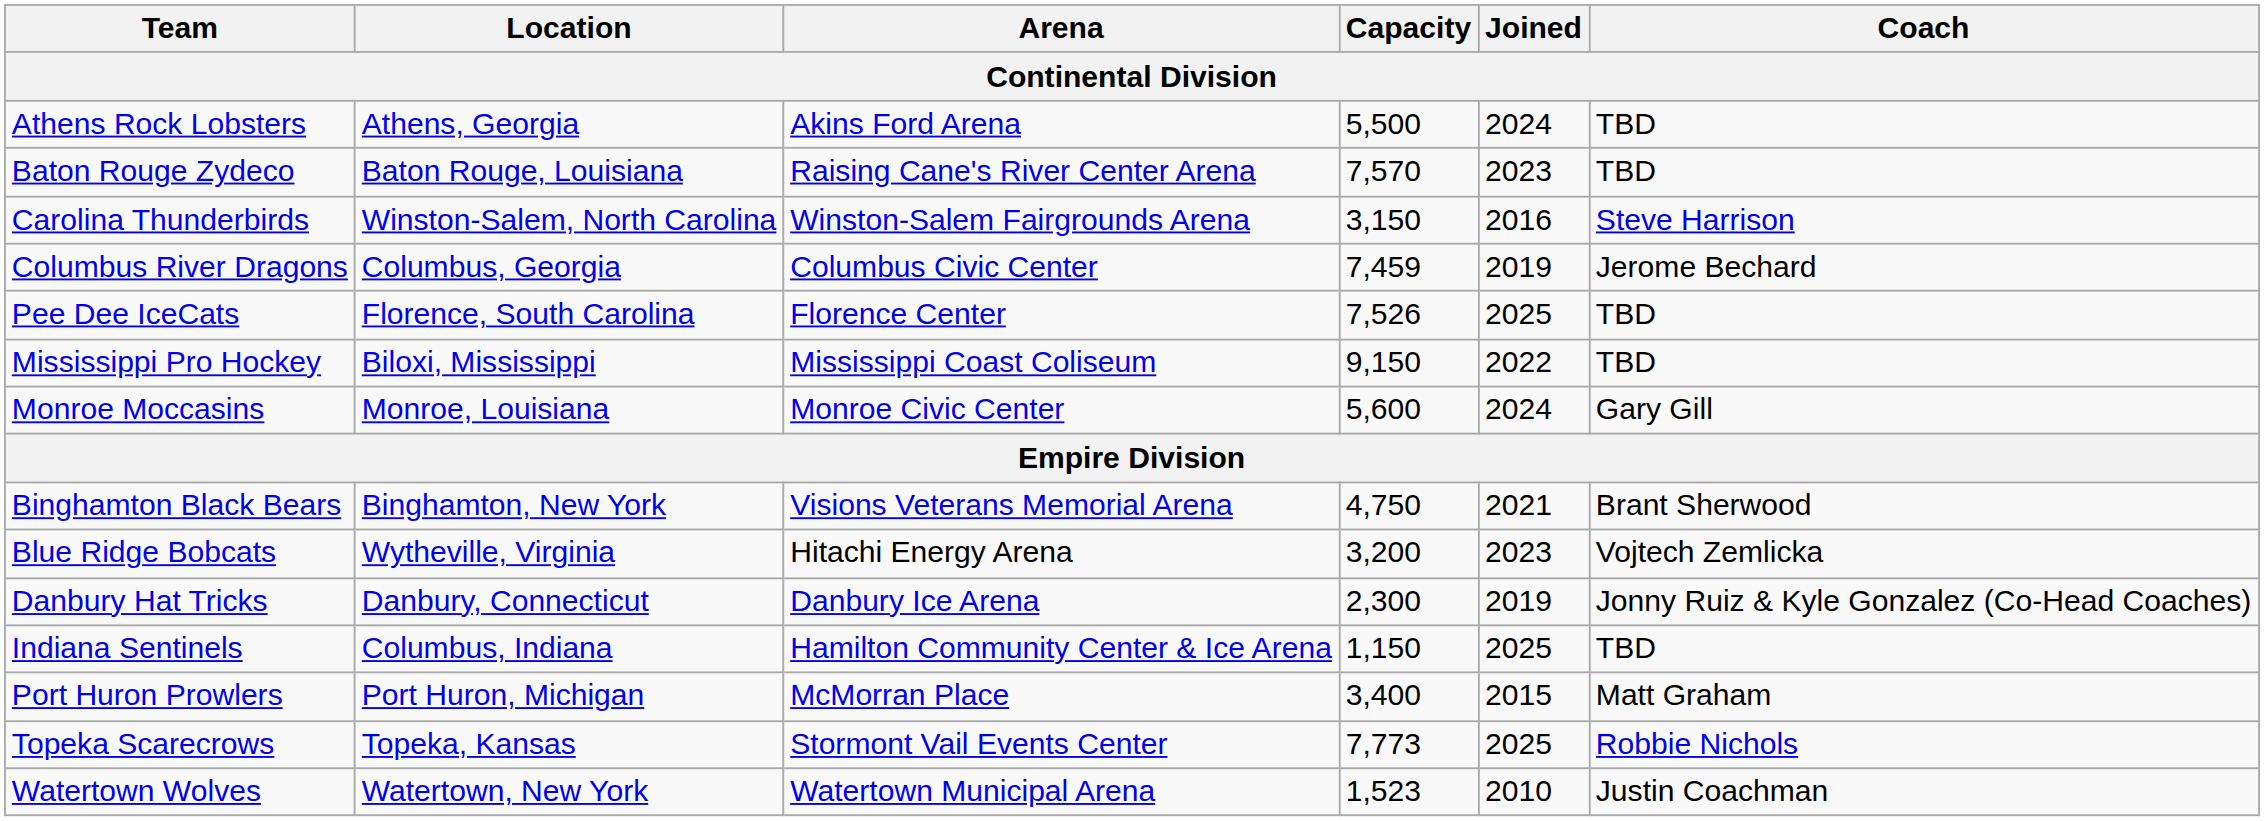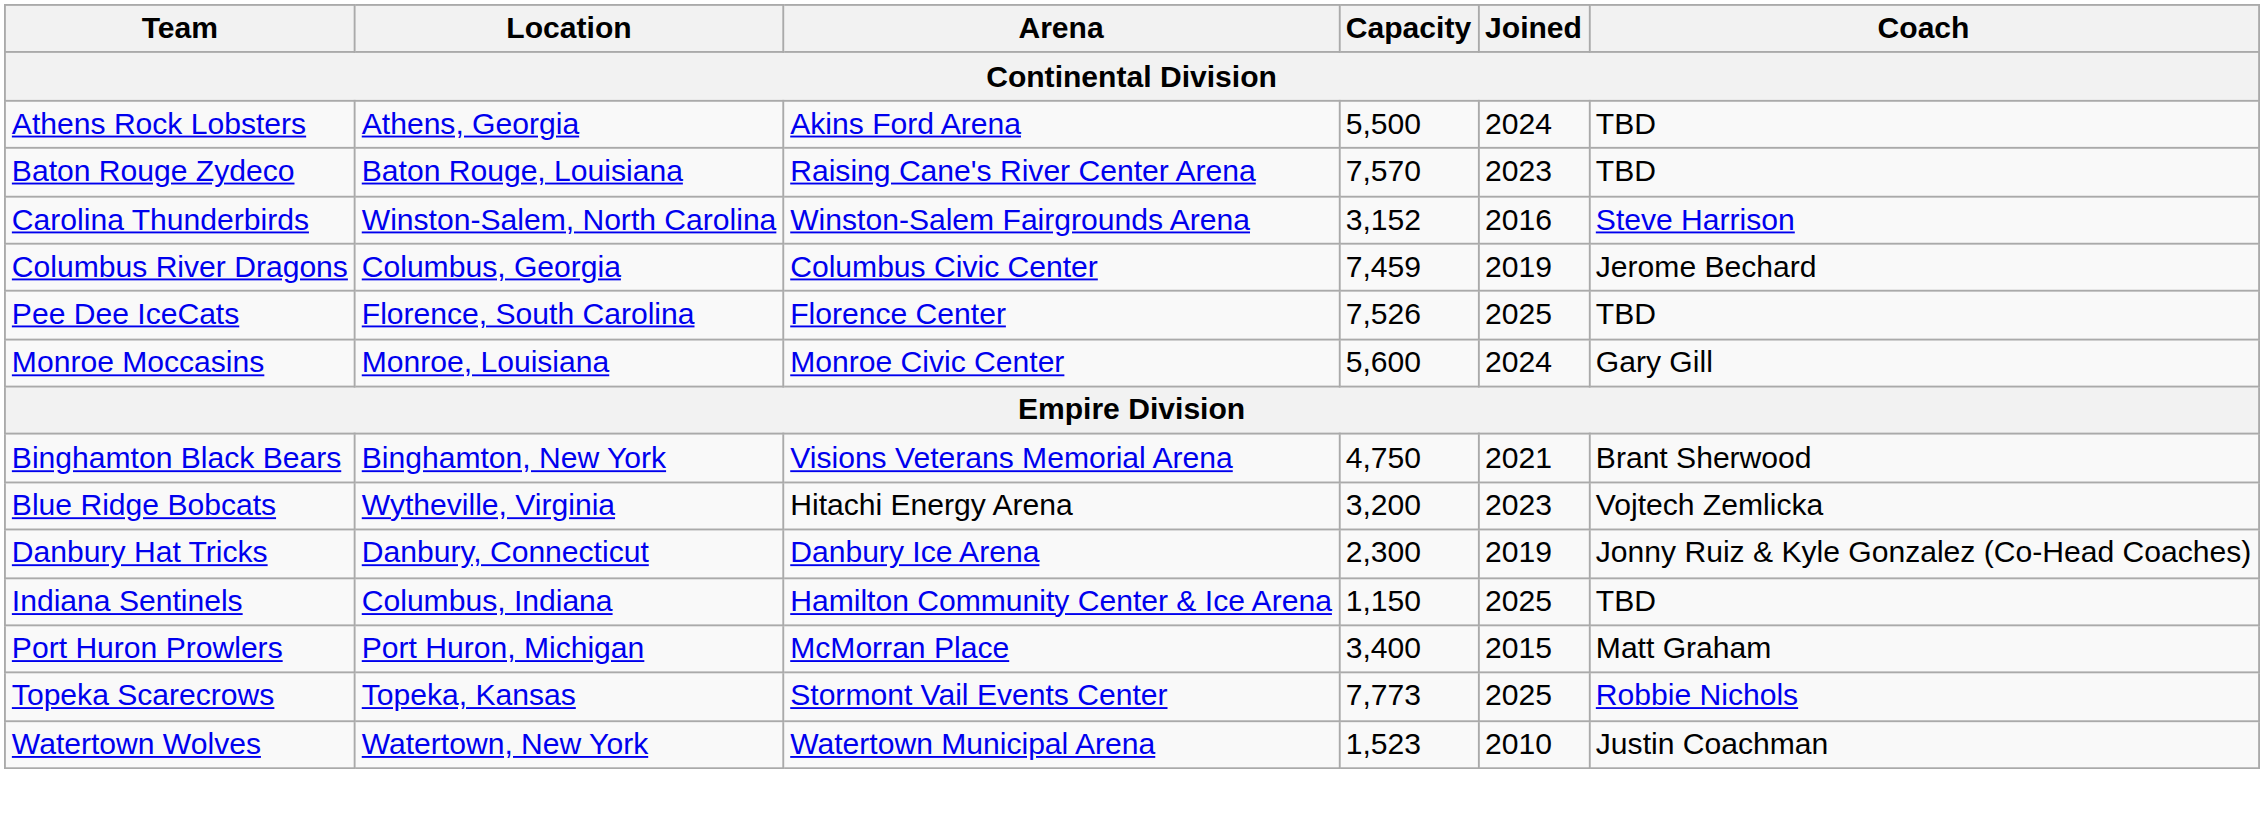(1383, 219) 3,150 -> (1383, 219) 3,152
- row: (166, 362)
